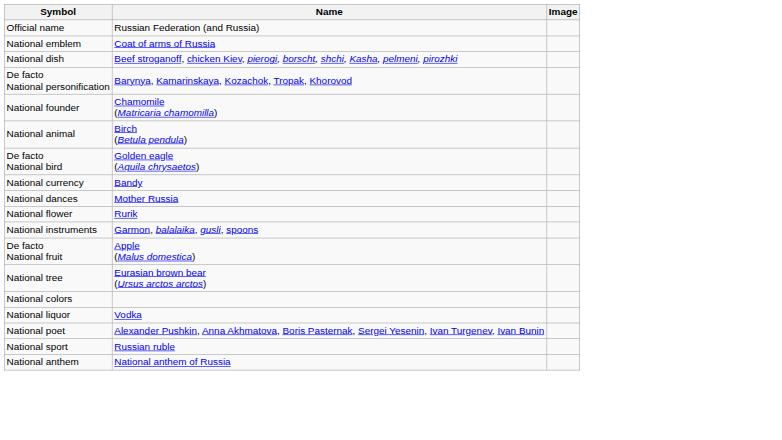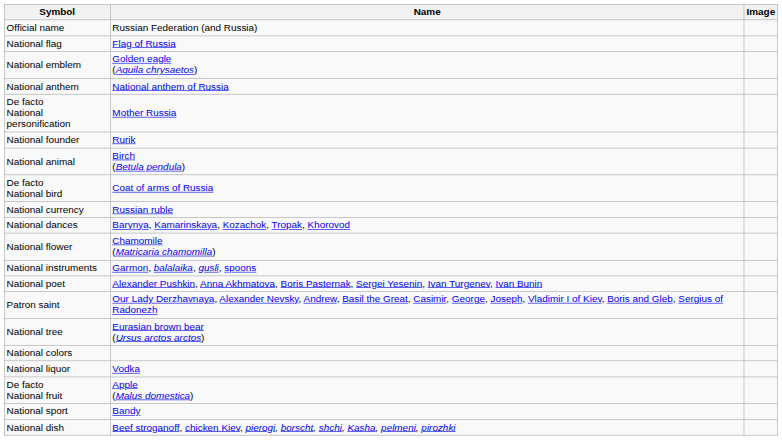+ row: (34, 43)
(165, 43) Coat of arms of Russia -> (155, 65) Golden eagle (Aquila chrysaetos)
rows swapped: (43, 362) <-> (35, 59)
(233, 80) Barynya, Kamarinskaya, Kozachok, Tropak, Khorovod -> (144, 113) Mother Russia
(166, 107) Chamomile (Matricaria chamomilla) -> (124, 140) Rurik
(157, 161) Golden eagle (Aquila chrysaetos) -> (163, 188) Coat of arms of Russia
(128, 182) Bandy -> (143, 209) Russian ruble
(146, 198) Mother Russia -> (231, 225) Barynya, Kamarinskaya, Kozachok, Tropak, Khorovod
(126, 214) Rurik -> (164, 246) Chamomile (Matricaria chamomilla)
rows swapped: (36, 331) <-> (34, 251)
+ row: (33, 305)
(145, 346) Russian ruble -> (126, 411) Bandy
